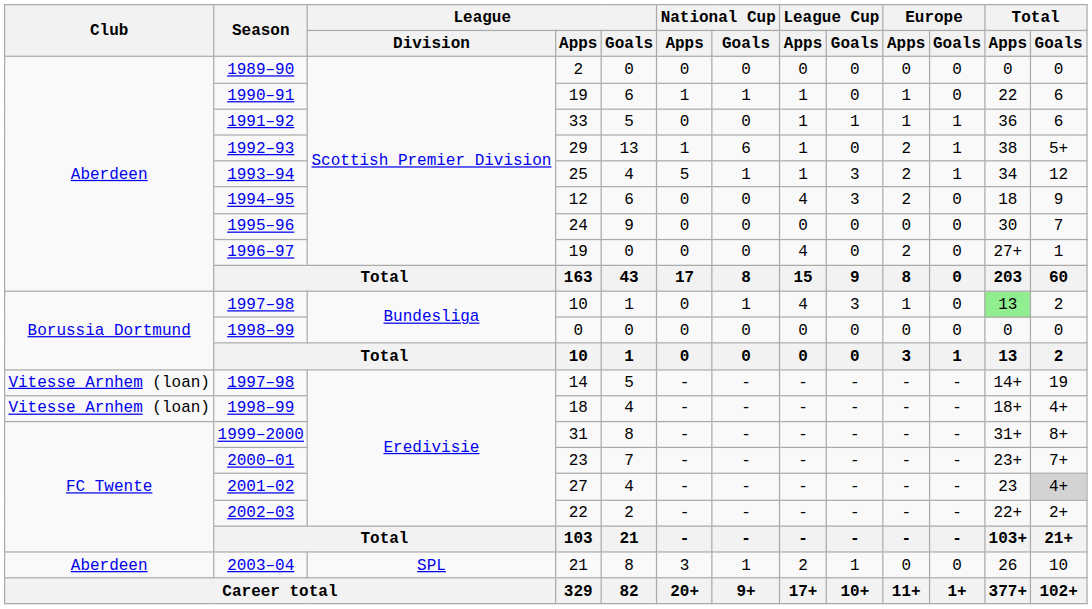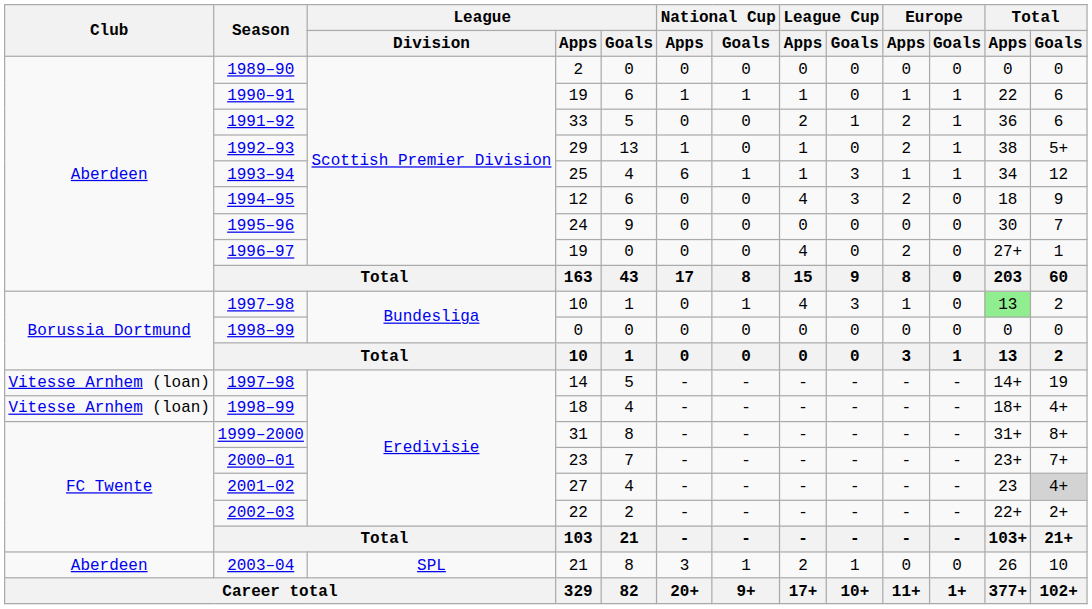(957, 96) 0 -> (957, 96) 1
(803, 122) 1 -> (803, 122) 2
(906, 122) 1 -> (906, 122) 2
(746, 148) 6 -> (746, 148) 0
(685, 174) 5 -> (685, 174) 6
(906, 174) 2 -> (906, 174) 1
